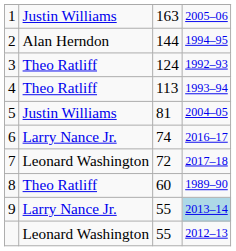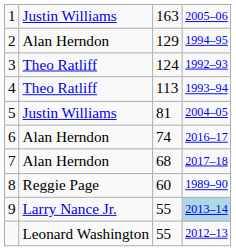(167, 40) 144 -> (167, 40) 129
(70, 137) Larry Nance Jr. -> (66, 137) Alan Herndon
(86, 161) Leonard Washington -> (66, 161) Alan Herndon
(164, 161) 72 -> (164, 161) 68
(60, 185) Theo Ratliff -> (61, 185) Reggie Page
